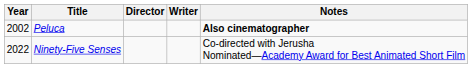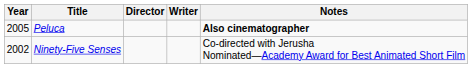(18, 28) 2002 -> (18, 28) 2005
(18, 50) 2022 -> (18, 50) 2002
